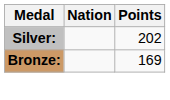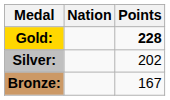+ row: (34, 38)
(150, 60) 169 -> (150, 83) 167
